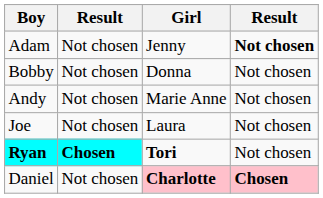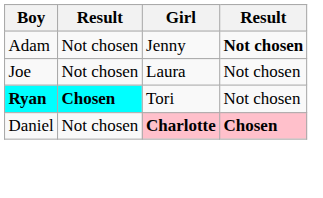- row: (31, 71)
- row: (27, 98)
(161, 152) bold -> (160, 98) normal
